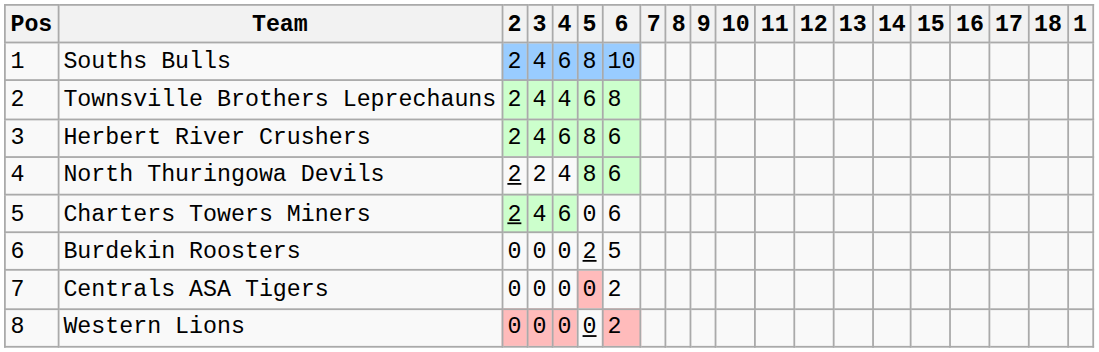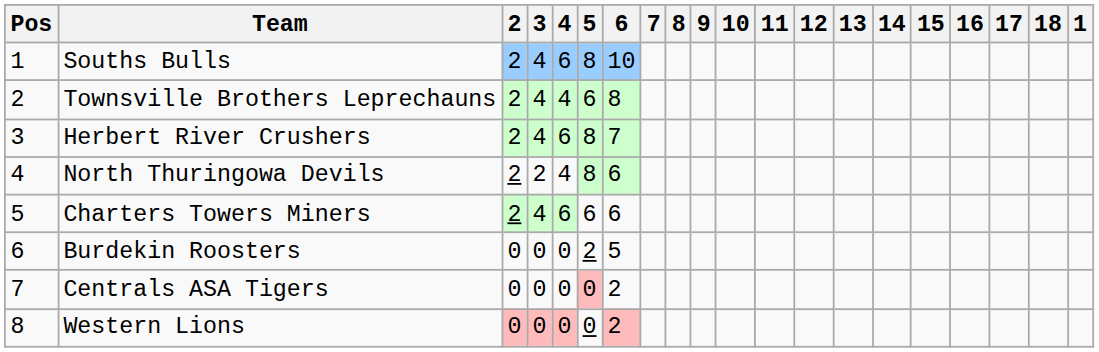(615, 138) 6 -> (615, 138) 7
(590, 213) 0 -> (590, 213) 6
